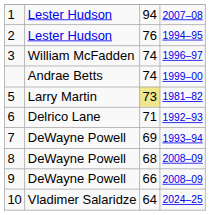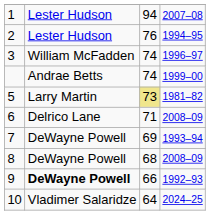(183, 117) 1992–93 -> (183, 117) 2008–09
(77, 179) normal -> (79, 179) bold
(183, 179) 2008–09 -> (183, 179) 1992–93
